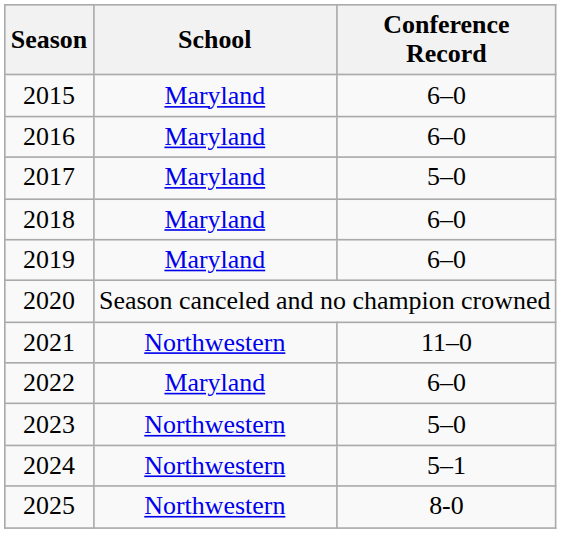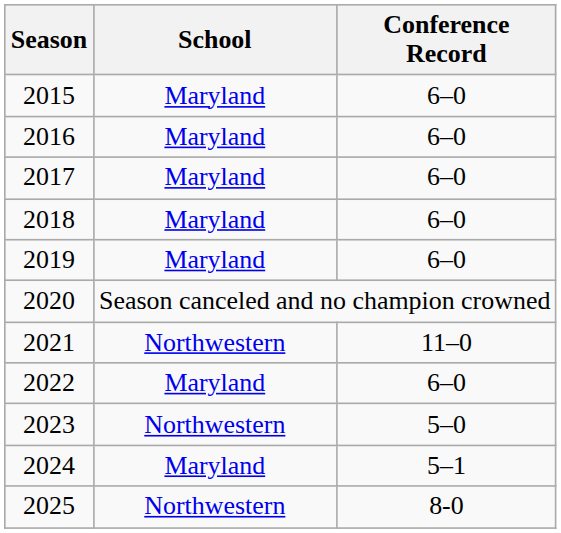(446, 177) 5–0 -> (446, 177) 6–0
(215, 465) Northwestern -> (215, 465) Maryland
